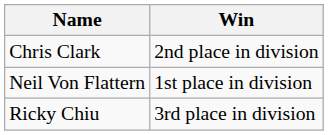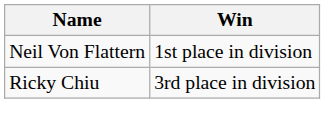- row: (55, 51)
